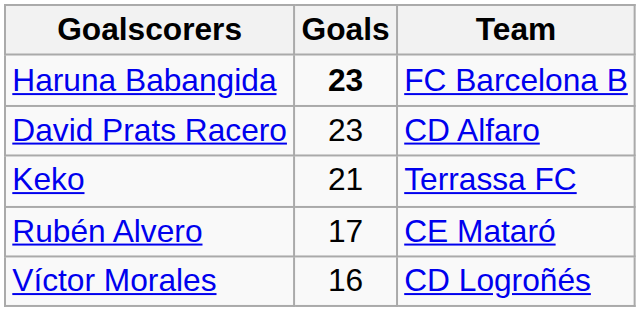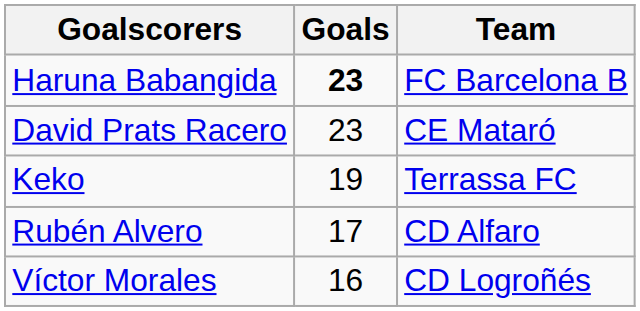(472, 130) CD Alfaro -> (480, 130) CE Mataró
(346, 180) 21 -> (346, 180) 19
(480, 230) CE Mataró -> (472, 230) CD Alfaro
